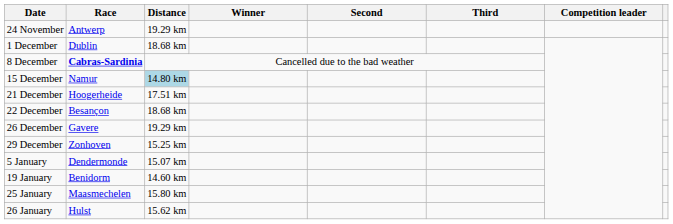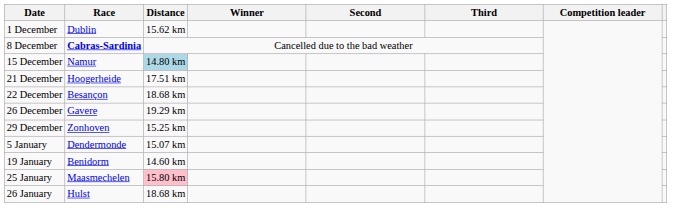- row: (35, 29)
(167, 45) 18.68 km -> (166, 29) 15.62 km
(167, 194) no background -> (166, 177) pink background
(167, 210) 15.62 km -> (166, 194) 18.68 km
